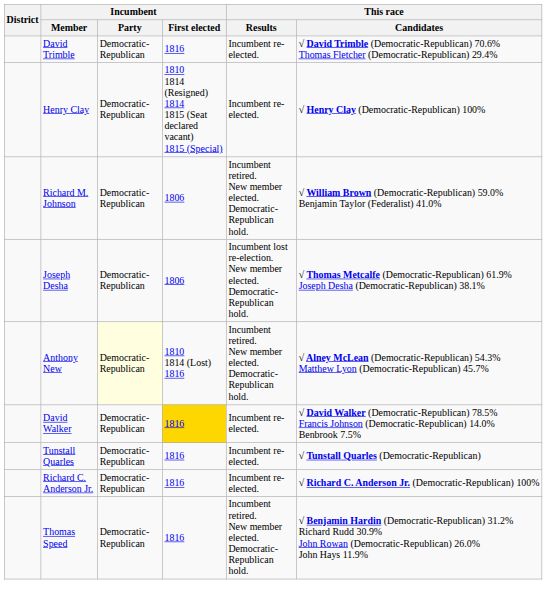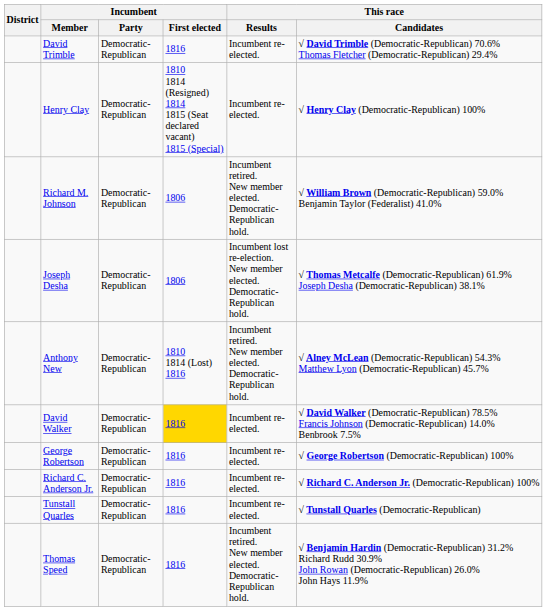(124, 363) lightyellow background -> (126, 363) no background
+ row: (64, 456)
rows swapped: (68, 483) <-> (59, 456)
